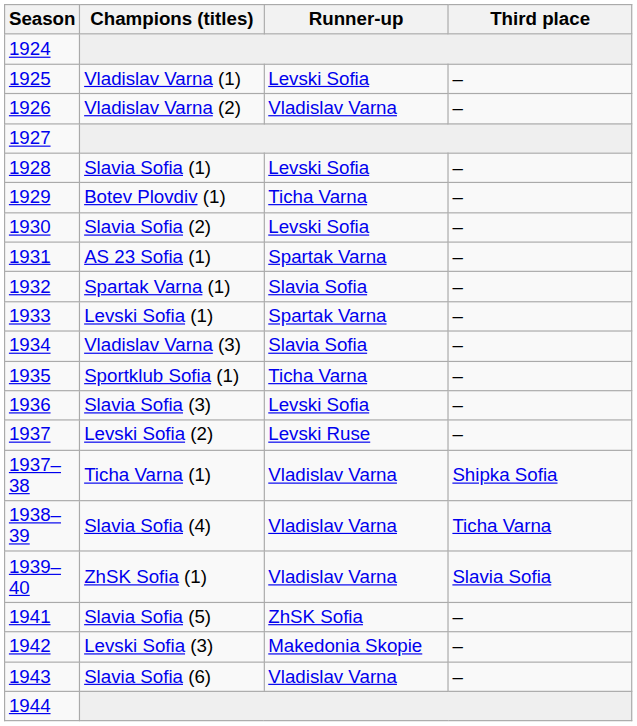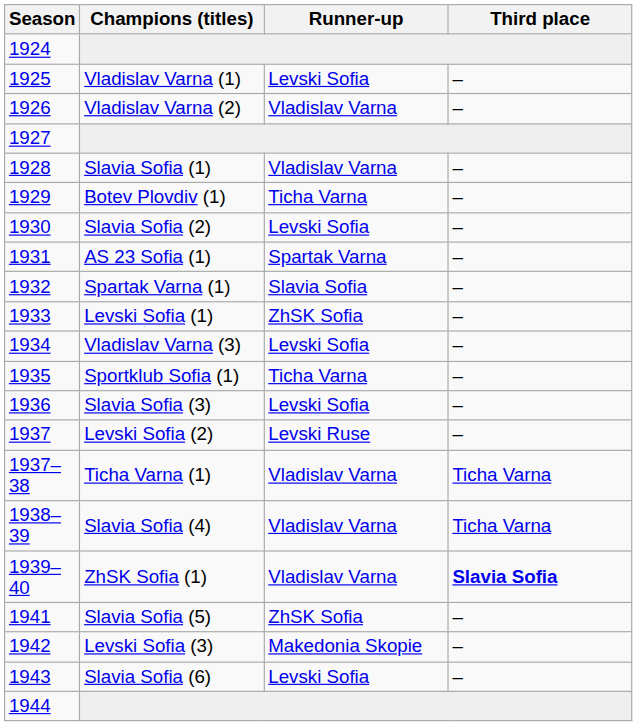(319, 167) Levski Sofia -> (333, 167) Vladislav Varna
(327, 316) Spartak Varna -> (316, 316) ZhSK Sofia
(318, 345) Slavia Sofia -> (319, 345) Levski Sofia
(505, 475) Shipka Sofia -> (502, 475) Ticha Varna
(502, 576) normal -> (505, 576) bold
(333, 676) Vladislav Varna -> (319, 676) Levski Sofia
